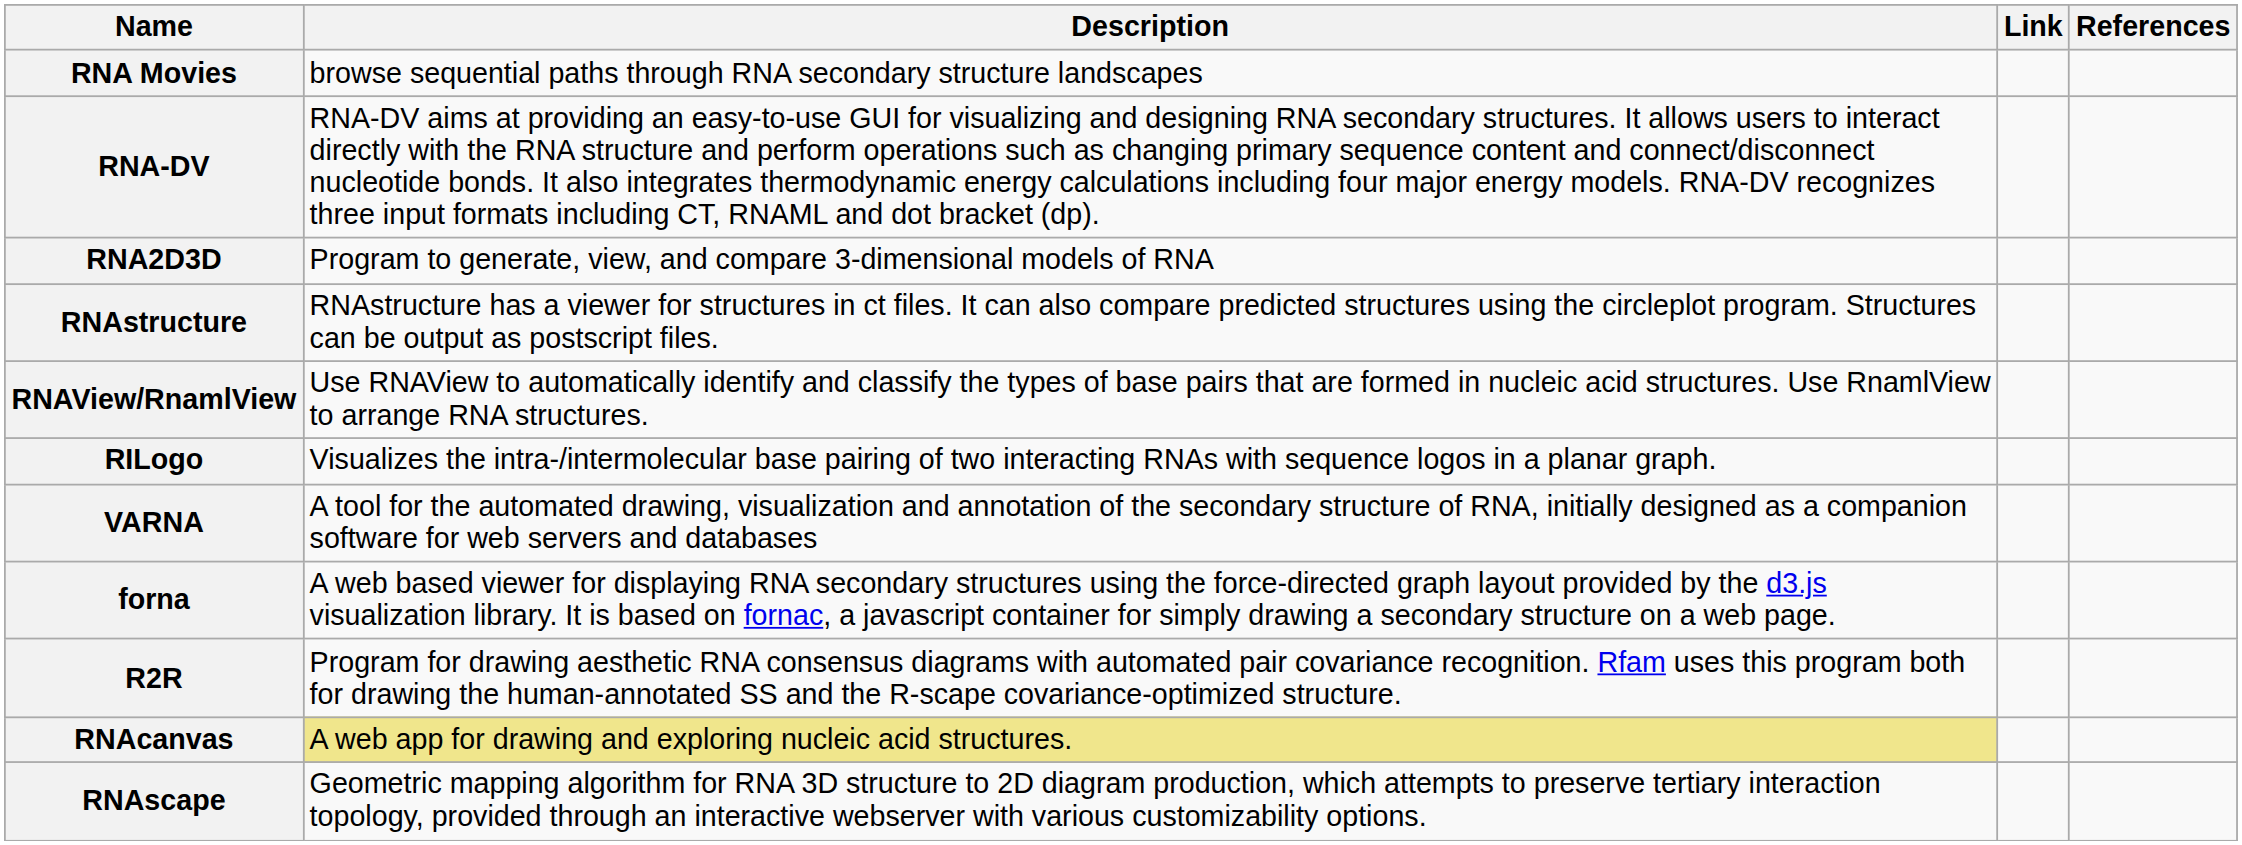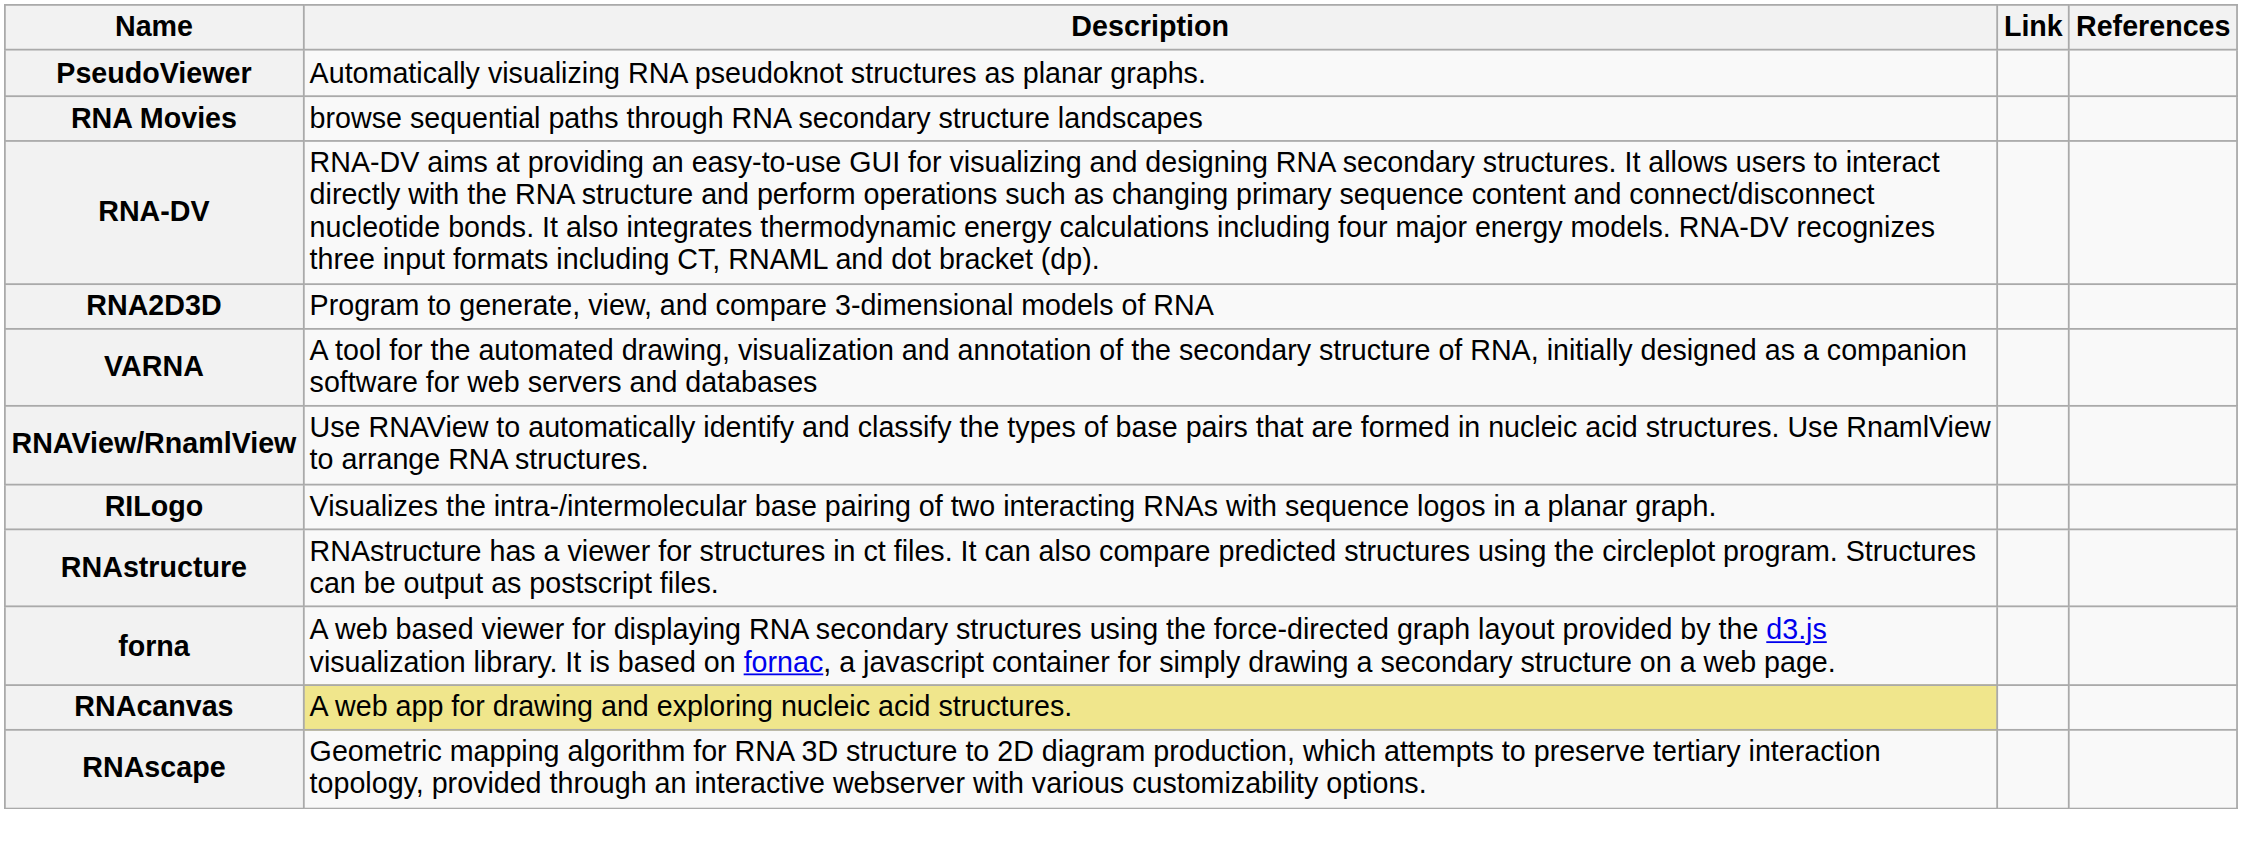+ row: (154, 72)
rows swapped: (154, 321) <-> (154, 522)
- row: (154, 677)
